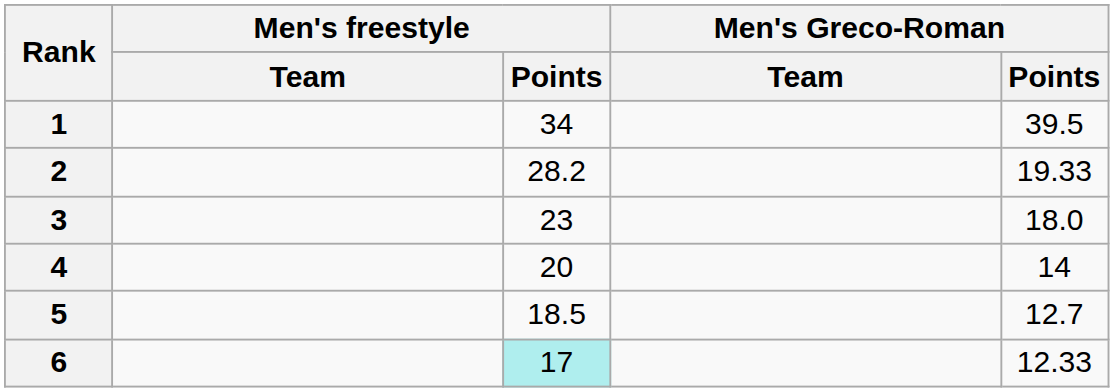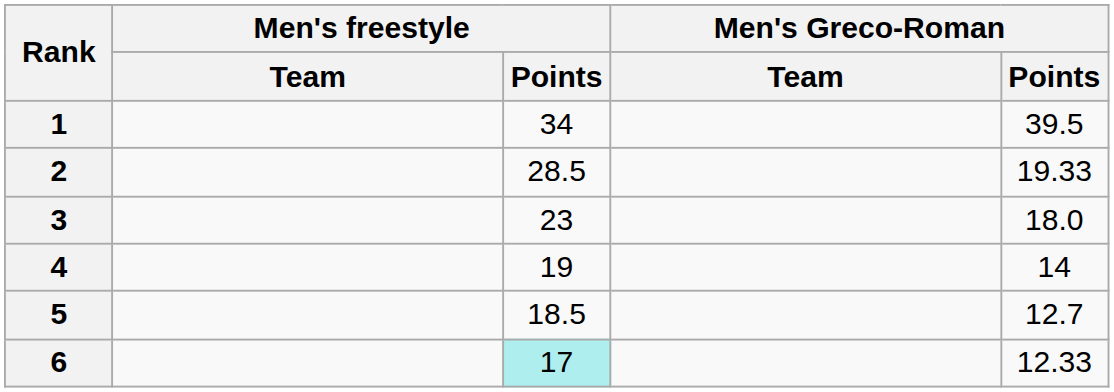(557, 171) 28.2 -> (557, 171) 28.5
(557, 266) 20 -> (557, 266) 19
